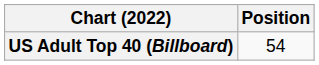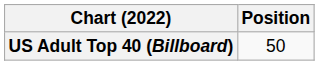(276, 45) 54 -> (276, 45) 50
